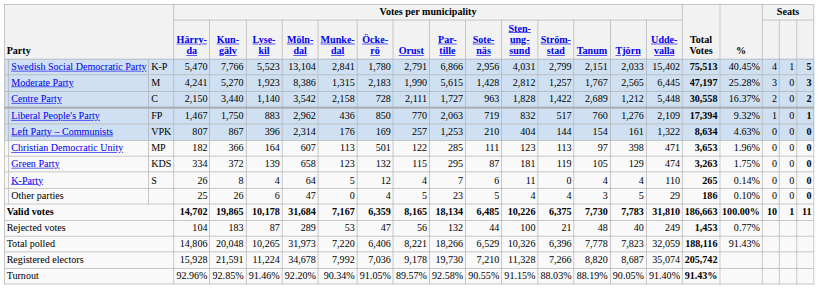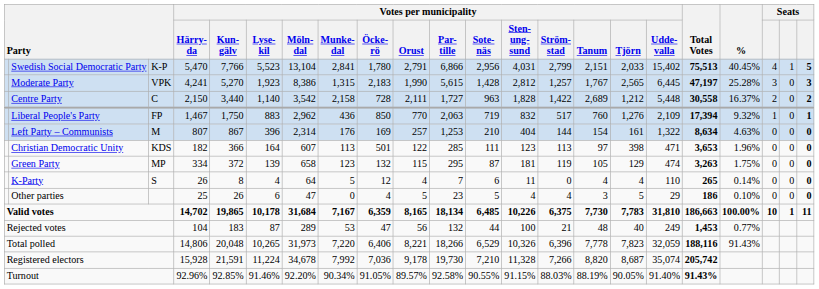(156, 83) M -> (161, 83) VPK
(161, 132) VPK -> (156, 132) M
(158, 148) MP -> (161, 148) KDS
(161, 164) KDS -> (158, 164) MP
